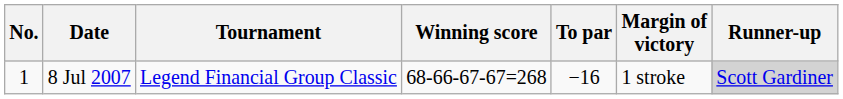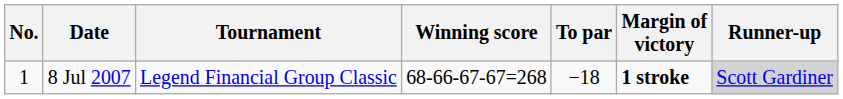(584, 77) −16 -> (584, 77) −18
(653, 77) normal -> (655, 77) bold
